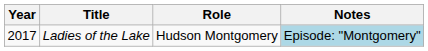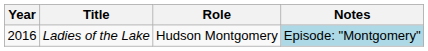(22, 35) 2017 -> (22, 35) 2016
